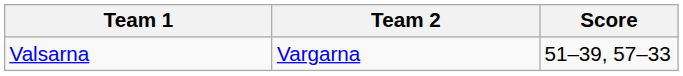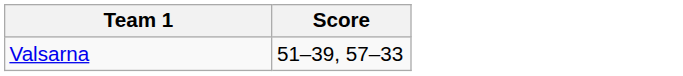- column: (406, 20)
